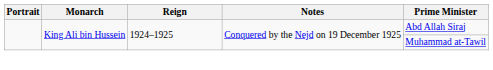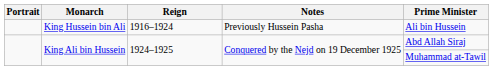+ row: (85, 27)
